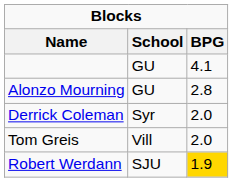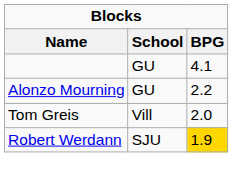(201, 90) 2.8 -> (201, 90) 2.2
- row: (66, 115)
